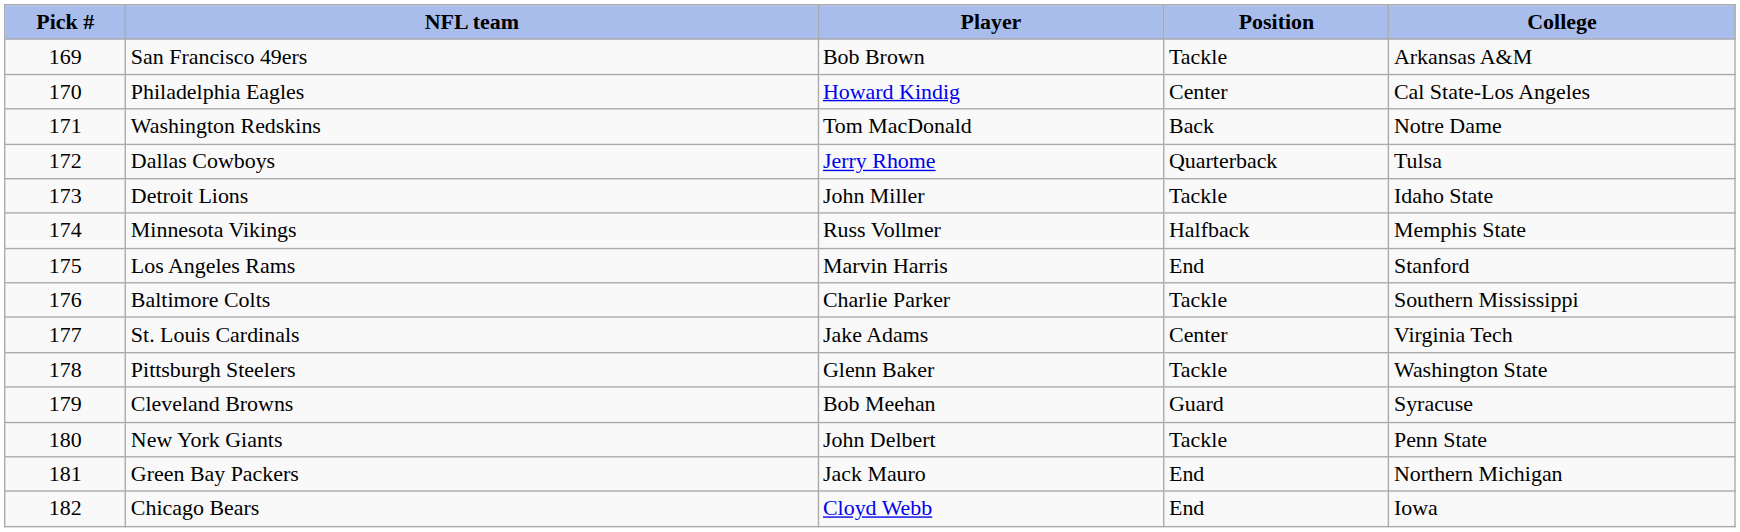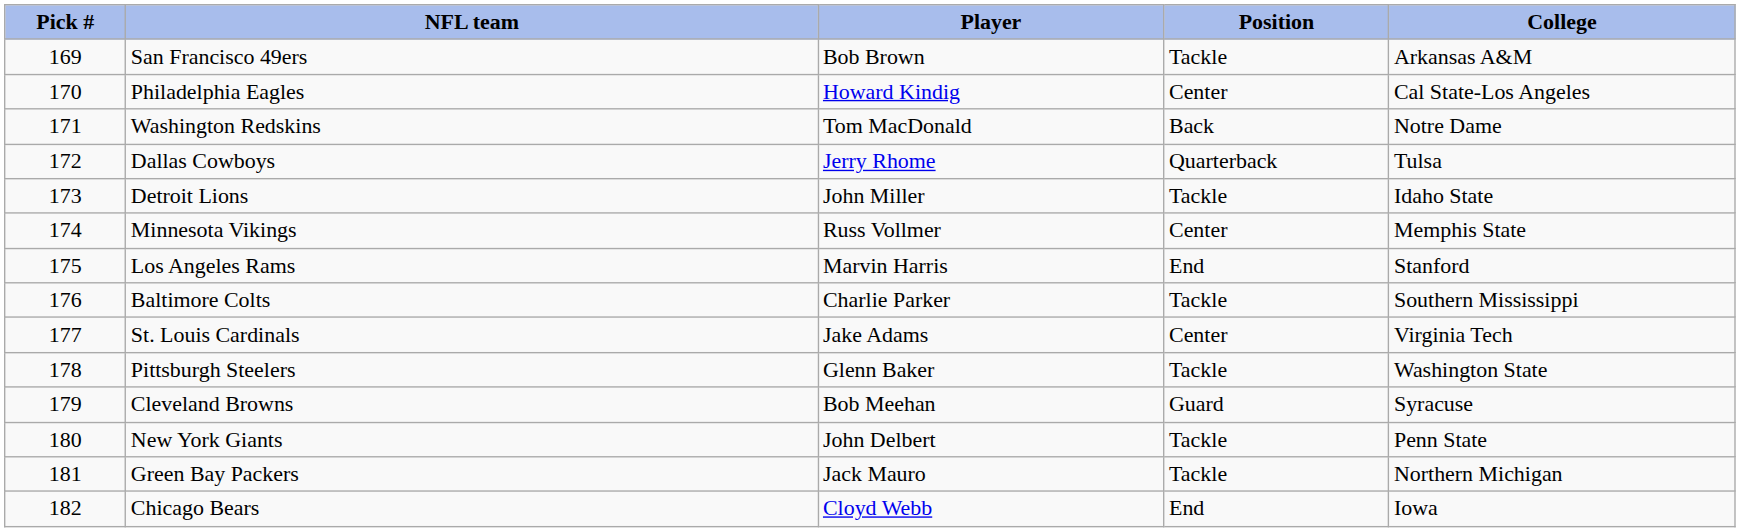(1209, 230) Halfback -> (1198, 230) Center
(1187, 473) End -> (1198, 473) Tackle
